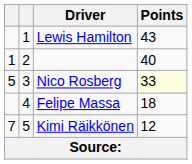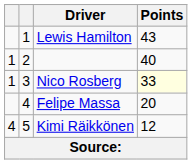(12, 81) 5 -> (12, 81) 1
(148, 103) 18 -> (148, 103) 20
(12, 126) 7 -> (12, 126) 4
